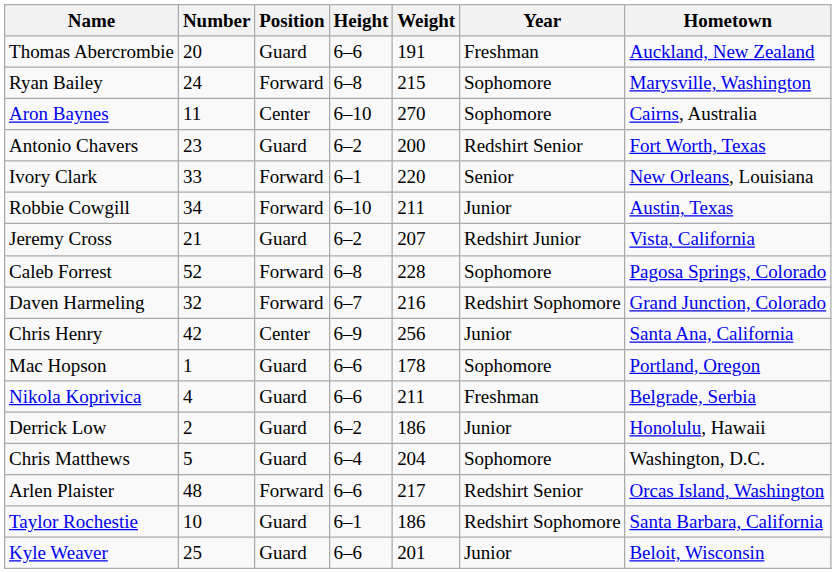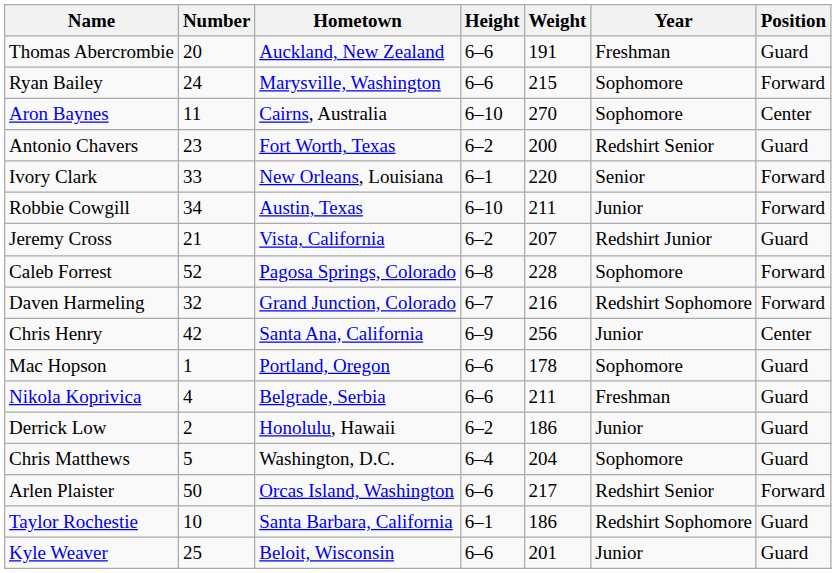columns swapped: (292, 20) <-> (728, 20)
(348, 83) 6–8 -> (479, 83) 6–6
(192, 490) 48 -> (192, 490) 50
